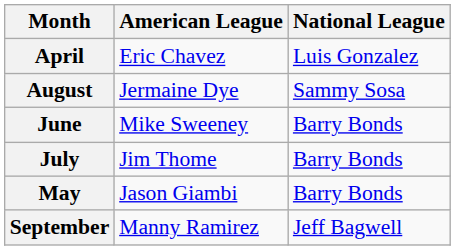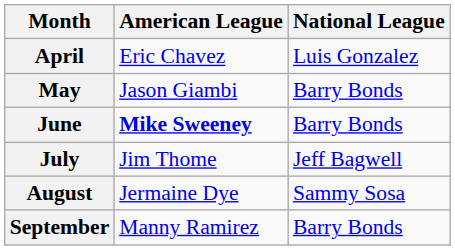rows swapped: (59, 192) <-> (59, 90)
(184, 124) normal -> (185, 124) bold
(348, 158) Barry Bonds -> (348, 158) Jeff Bagwell
(348, 227) Jeff Bagwell -> (348, 227) Barry Bonds
